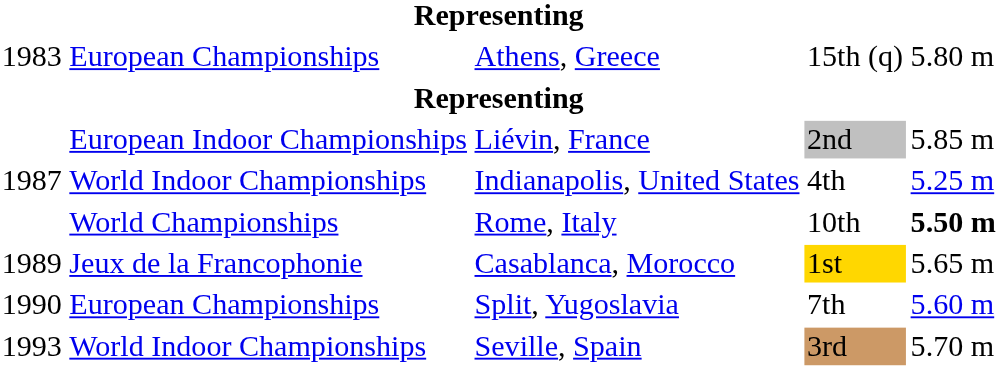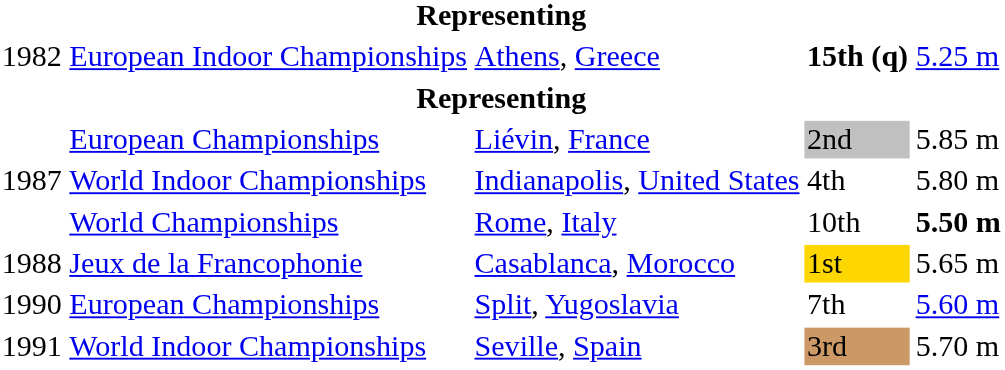(32, 56) 1983 -> (32, 56) 1982
(224, 56) European Championships -> (268, 56) European Indoor Championships
(855, 56) normal -> (858, 56) bold
(952, 56) 5.80 m -> (957, 56) 5.25 m
(268, 139) European Indoor Championships -> (224, 139) European Championships
(952, 180) 5.25 m -> (957, 180) 5.80 m
(32, 263) 1989 -> (32, 263) 1988
(32, 346) 1993 -> (32, 346) 1991
